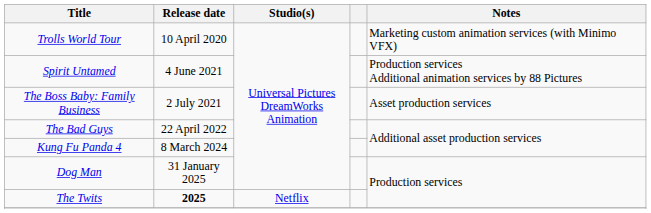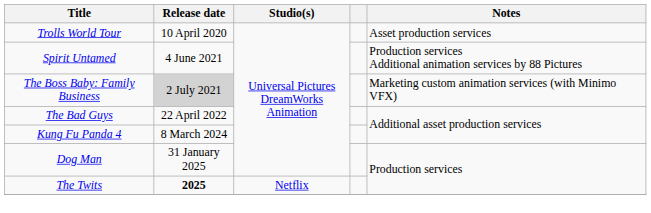(493, 39) Marketing custom animation services (with Minimo VFX) -> (430, 32) Asset production services
(194, 103) no background -> (194, 90) lightgrey background
(430, 103) Asset production services -> (493, 90) Marketing custom animation services (with Minimo VFX)
